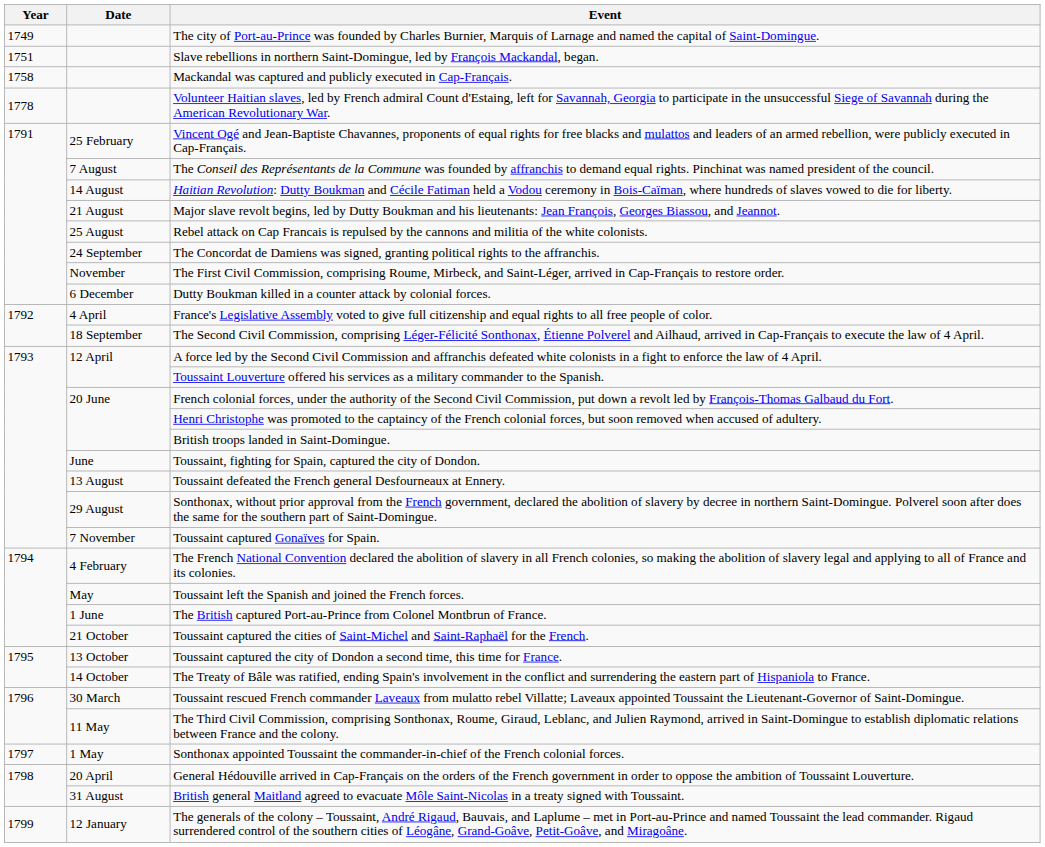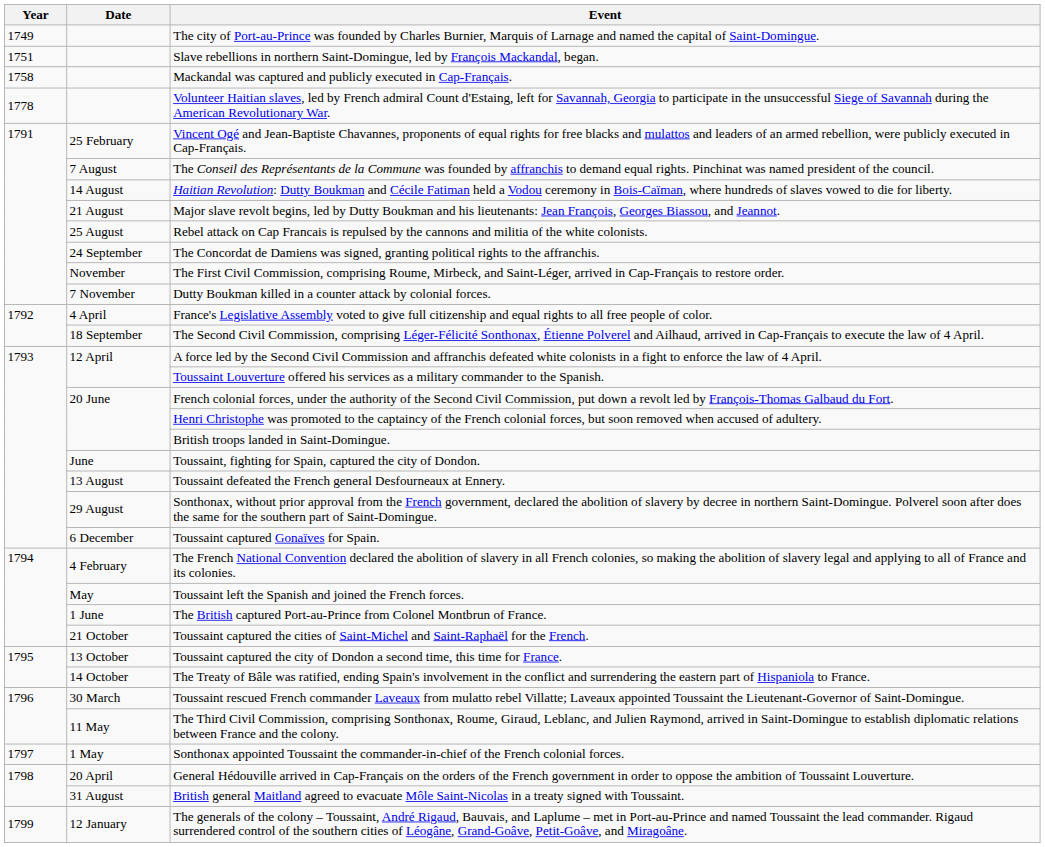(101, 294) 6 December -> (102, 294) 7 November
(102, 537) 7 November -> (101, 537) 6 December
